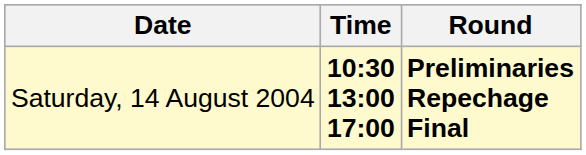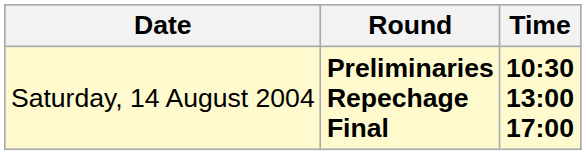columns swapped: (361, 25) <-> (490, 25)
